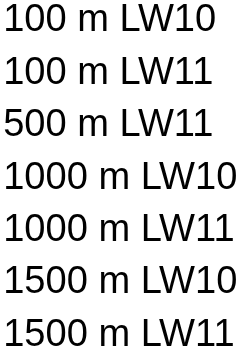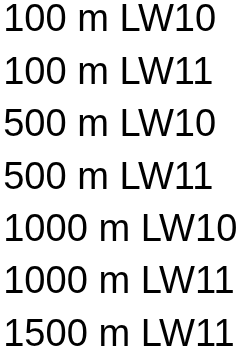+ row: (110, 123)
- row: (120, 280)
